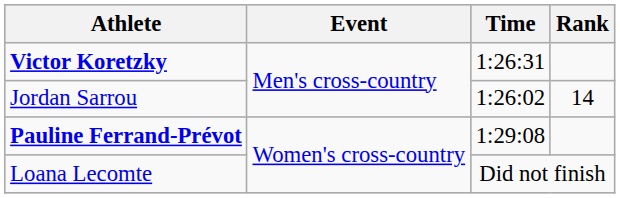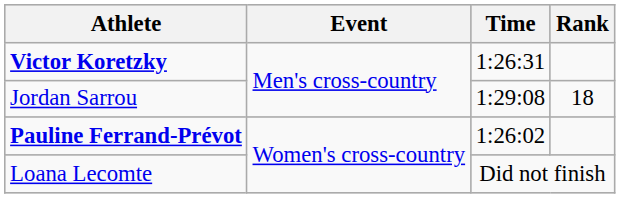(511, 98) 1:26:02 -> (511, 98) 1:29:08
(582, 98) 14 -> (582, 98) 18
(511, 136) 1:29:08 -> (511, 136) 1:26:02
